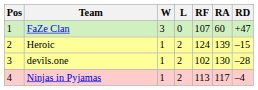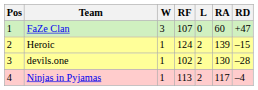columns swapped: (183, 12) <-> (202, 12)
